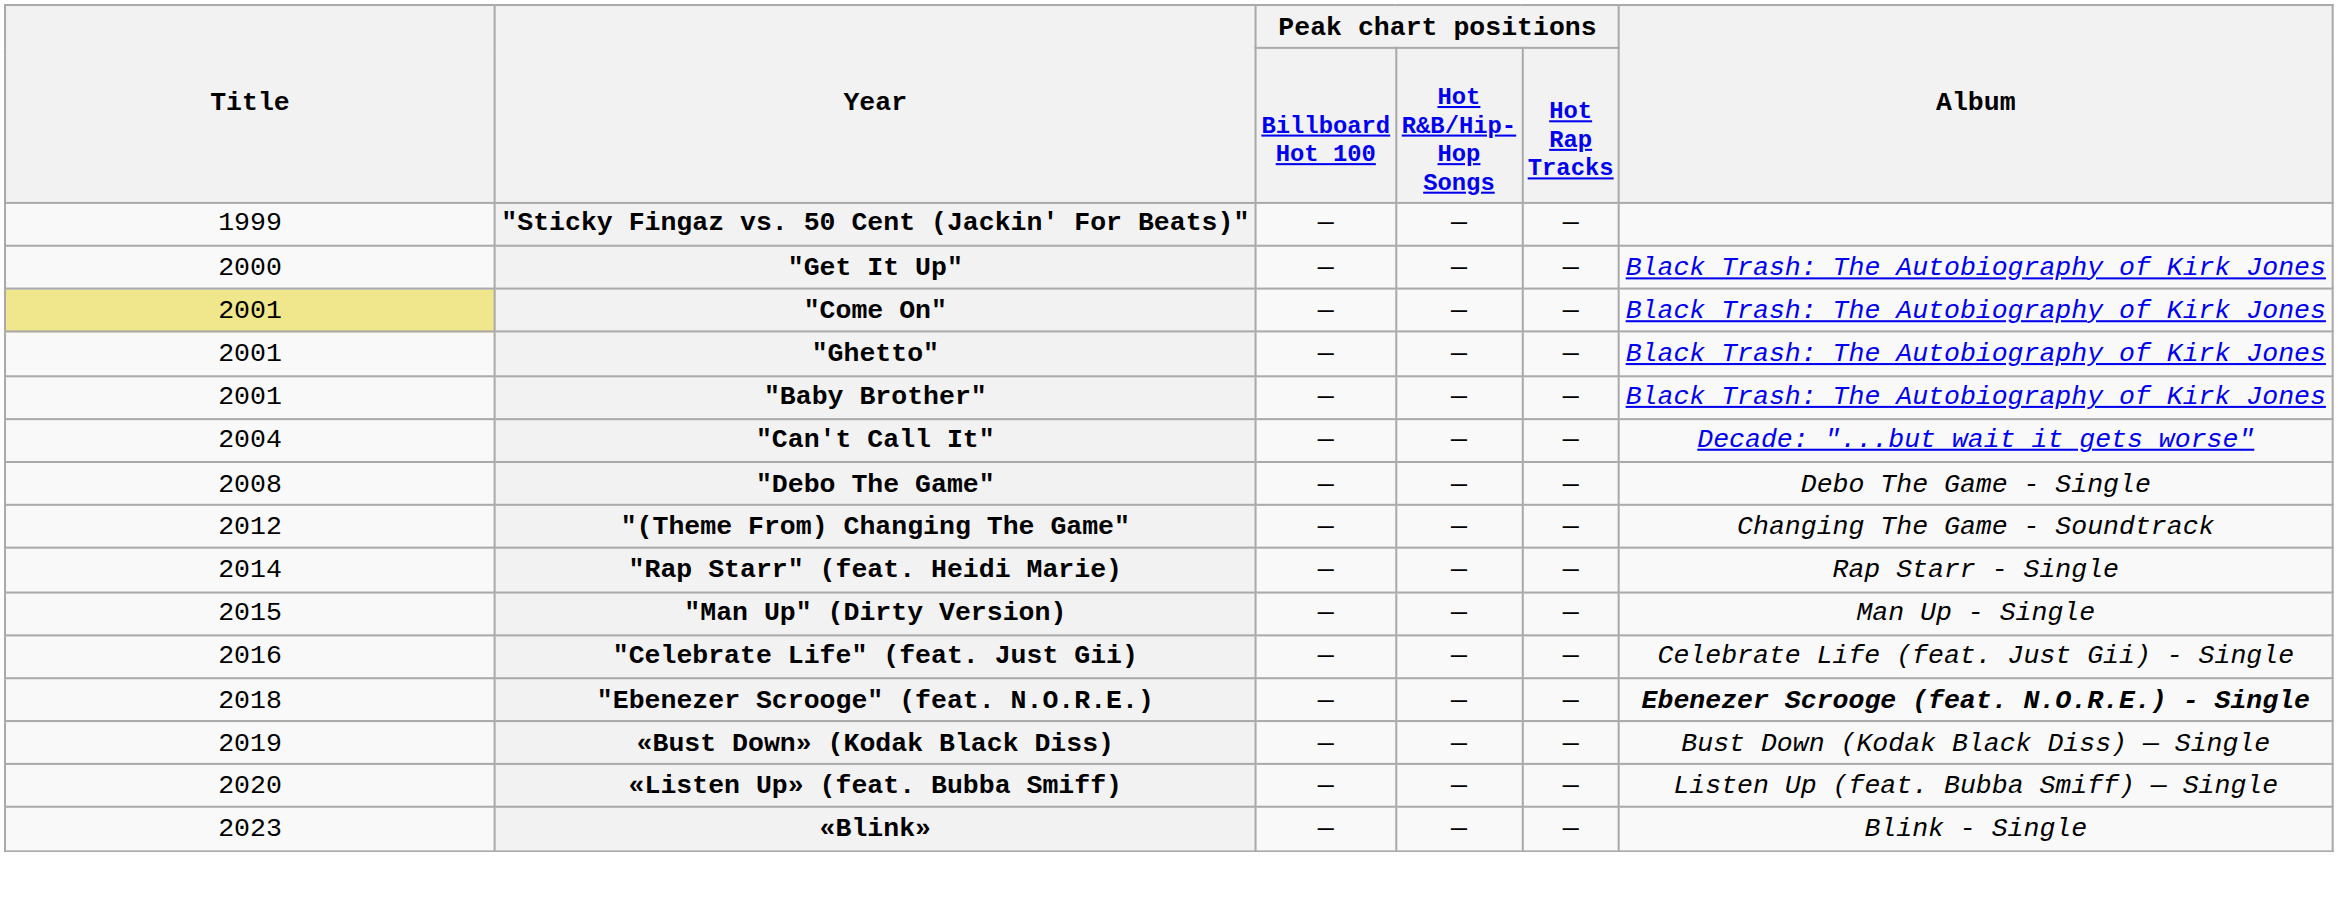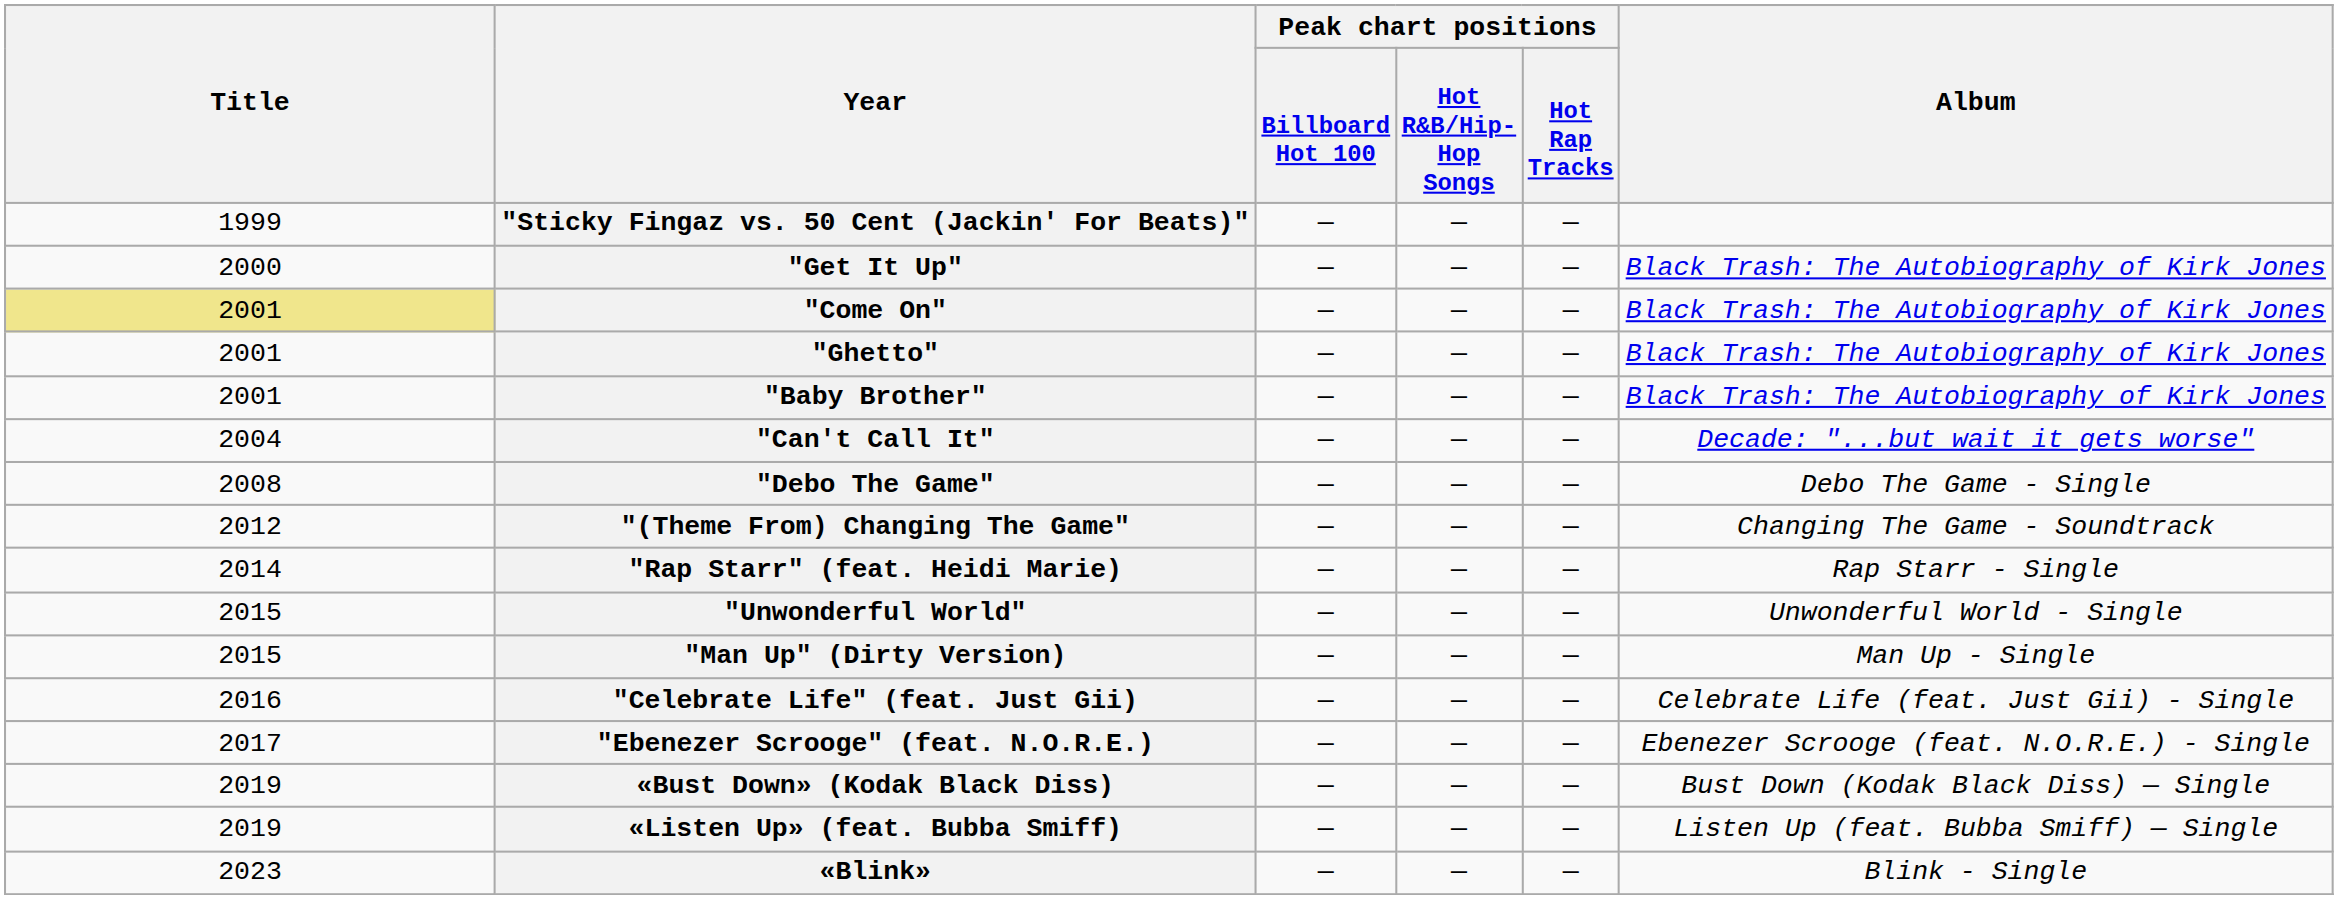+ row: (875, 613)
(250, 700) 2018 -> (250, 743) 2017
(1976, 700) bold -> (1976, 743) normal
(250, 786) 2020 -> (250, 829) 2019
